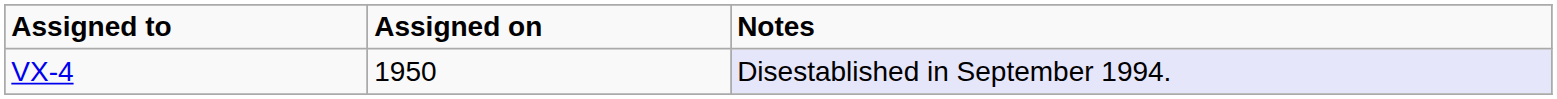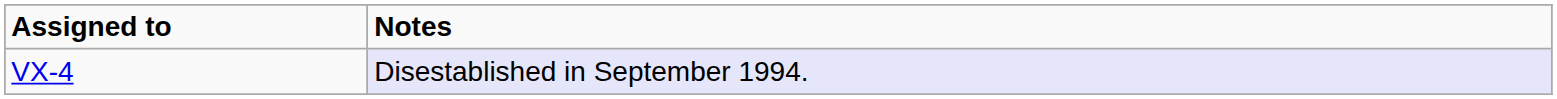- column: (458, 26)
